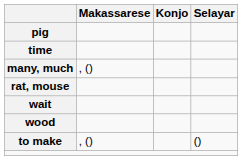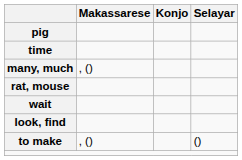- row: (40, 123)
+ row: (40, 123)
